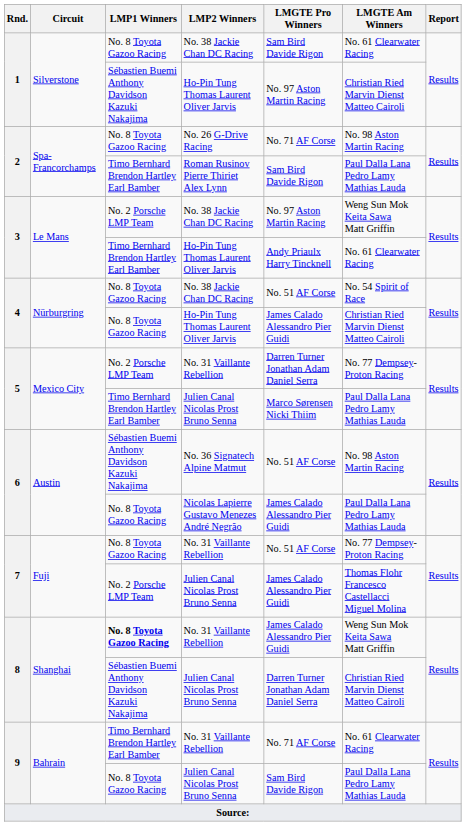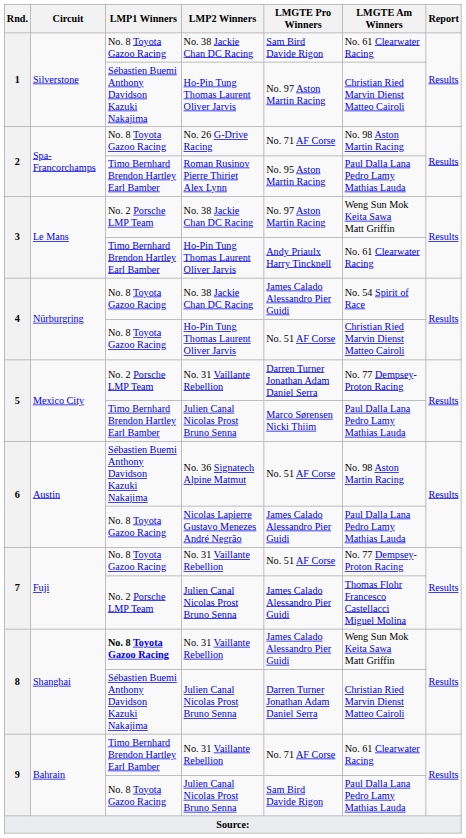(295, 175) Sam Bird Davide Rigon -> (296, 175) No. 95 Aston Martin Racing
(301, 292) No. 51 AF Corse -> (299, 298) James Calado Alessandro Pier Guidi
(299, 327) James Calado Alessandro Pier Guidi -> (301, 339) No. 51 AF Corse
